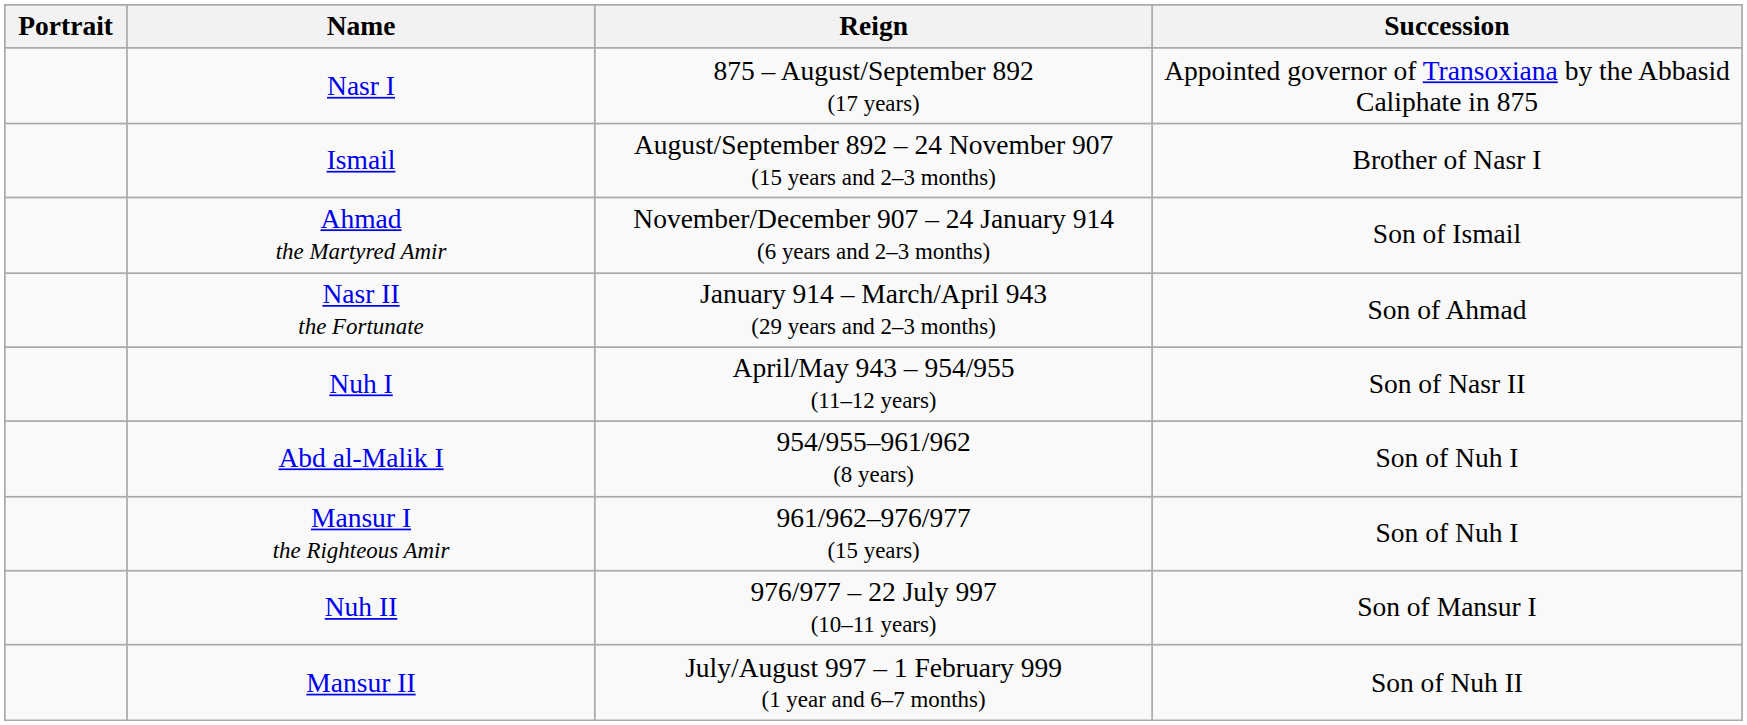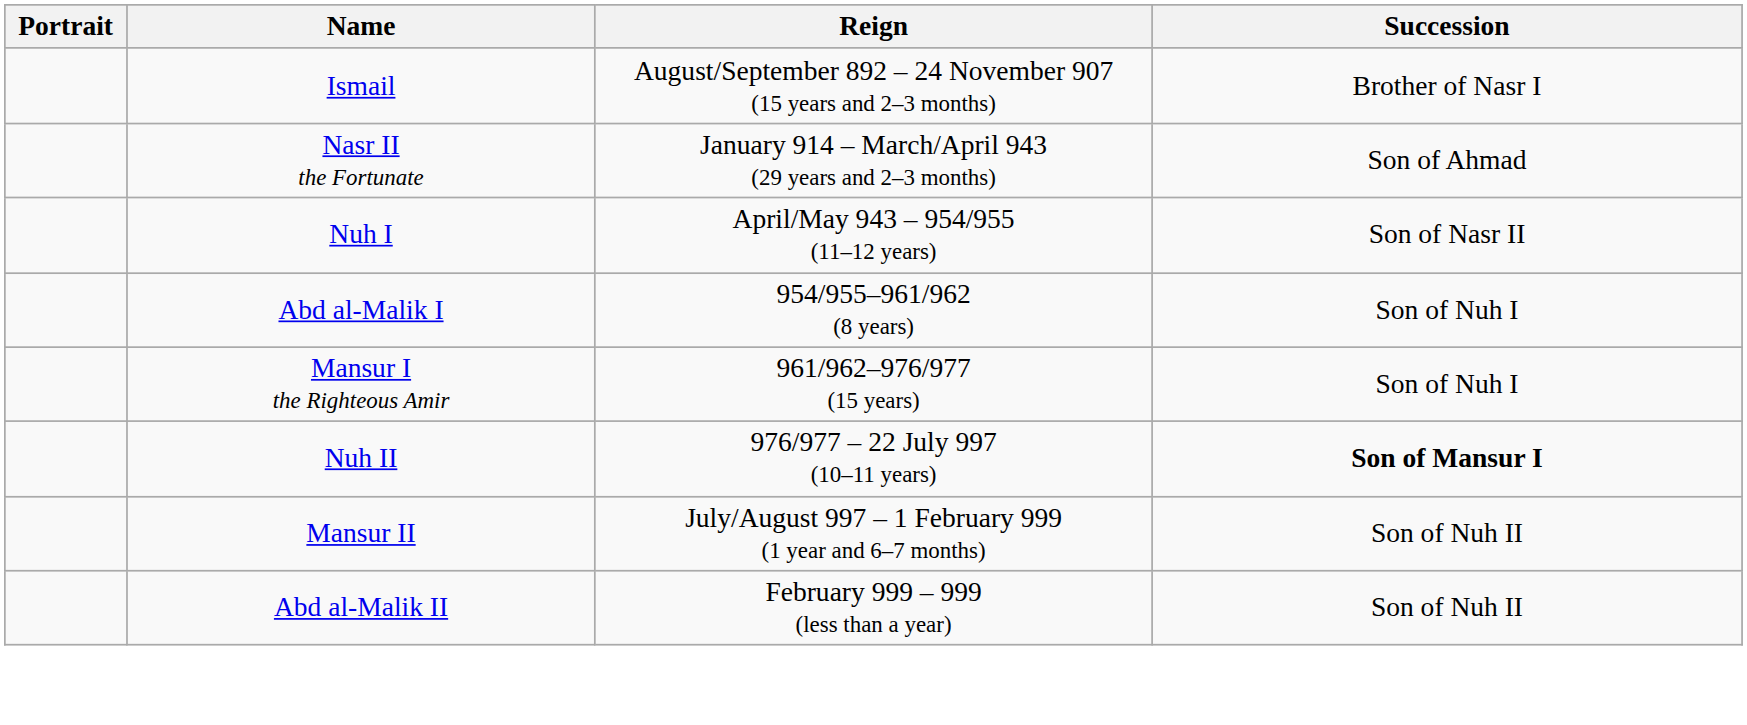- row: (361, 85)
- row: (361, 234)
(1447, 607) normal -> (1447, 458) bold
+ row: (361, 607)
